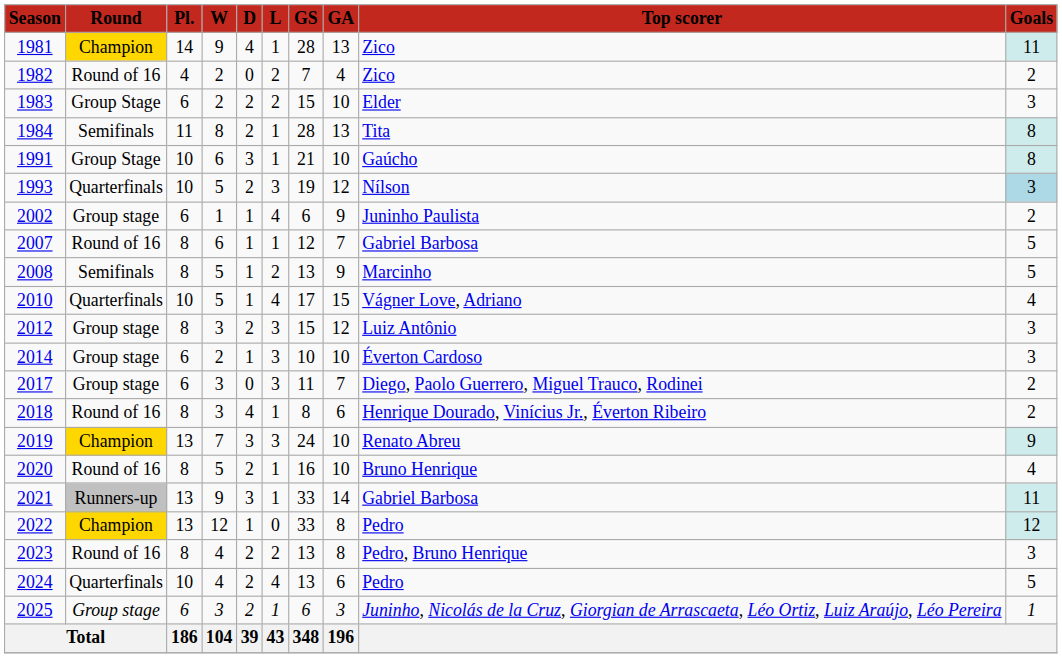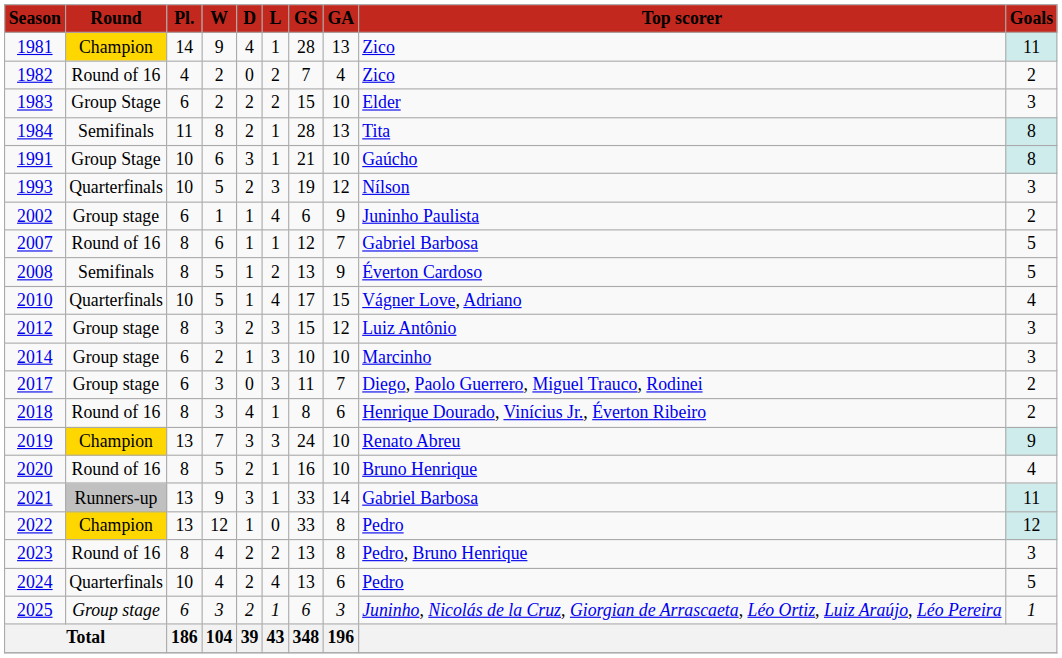(1032, 187) lightblue background -> (1032, 187) no background
(397, 272) Marcinho -> (422, 272) Éverton Cardoso
(422, 356) Éverton Cardoso -> (397, 356) Marcinho
